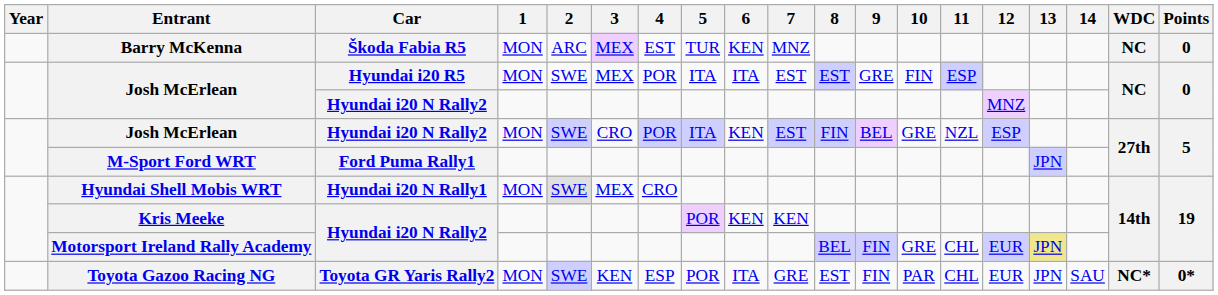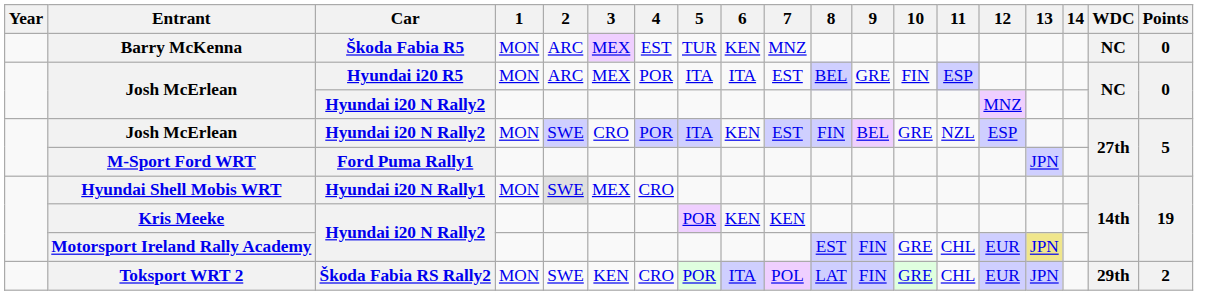(569, 76) SWE -> (566, 76) ARC
(835, 76) EST -> (831, 76) BEL
(835, 247) BEL -> (831, 247) EST
+ row: (181, 275)
- row: (181, 275)
